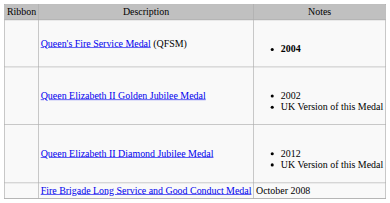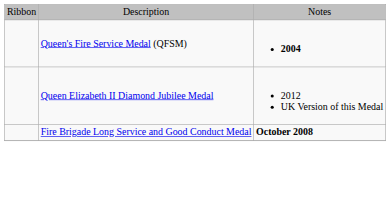- row: (123, 95)
(283, 190) normal -> (284, 132) bold
